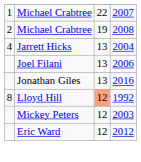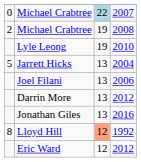(9, 13) 1 -> (9, 13) 0
(102, 13) no background -> (102, 13) lightblue background
+ row: (42, 47)
(9, 47) 4 -> (9, 64) 5
+ row: (44, 98)
- row: (48, 115)
